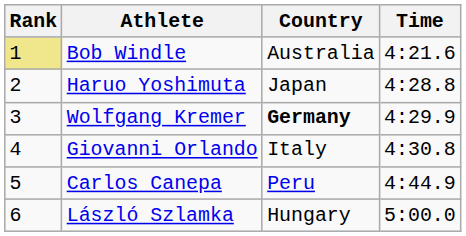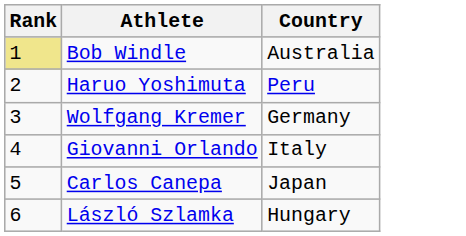- column: (420, 21)
(297, 86) Japan -> (291, 86) Peru
(309, 118) bold -> (309, 118) normal
(291, 183) Peru -> (297, 183) Japan
